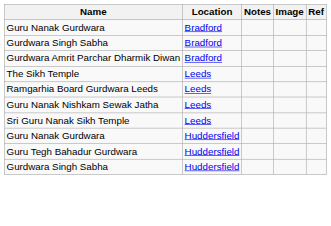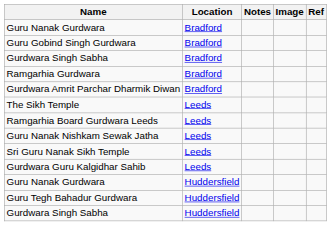+ row: (71, 43)
+ row: (53, 74)
+ row: (76, 167)
